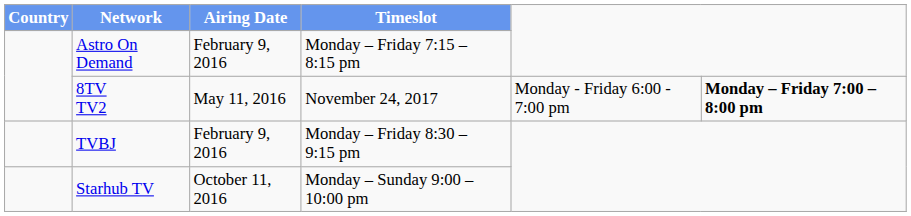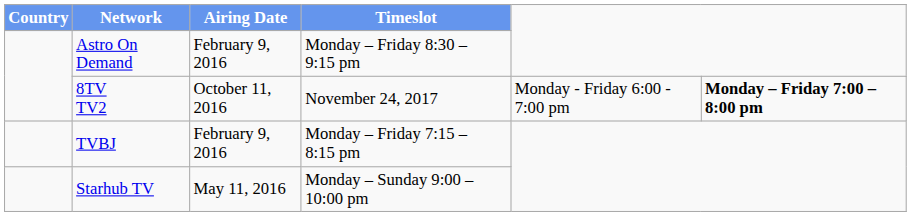(386, 53) Monday – Friday 7:15 – 8:15 pm -> (386, 53) Monday – Friday 8:30 – 9:15 pm
(240, 98) May 11, 2016 -> (232, 98) October 11, 2016
(386, 143) Monday – Friday 8:30 – 9:15 pm -> (386, 143) Monday – Friday 7:15 – 8:15 pm
(232, 188) October 11, 2016 -> (240, 188) May 11, 2016
